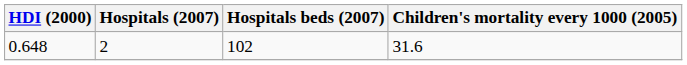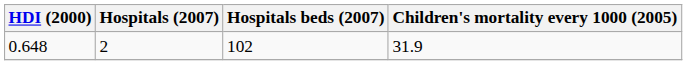(408, 45) 31.6 -> (408, 45) 31.9
